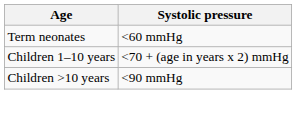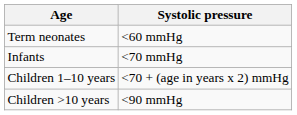+ row: (26, 57)
